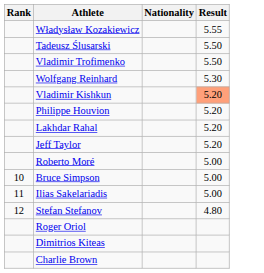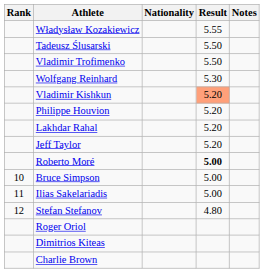+ column: (244, 12)
(213, 161) normal -> (213, 161) bold
